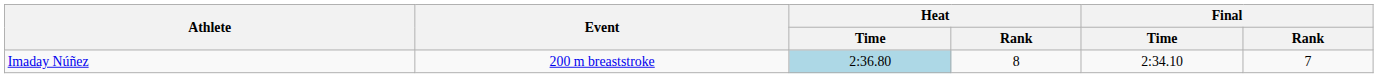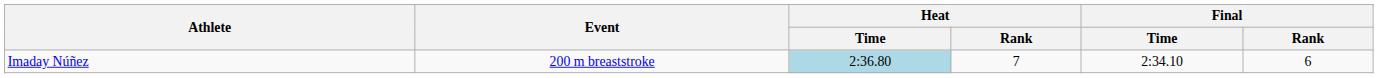(1016, 61) 8 -> (1016, 61) 7
(1308, 61) 7 -> (1308, 61) 6
